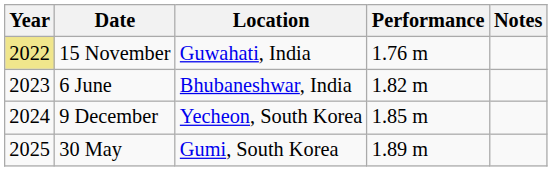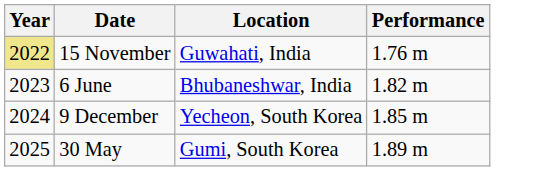- column: (518, 20)
